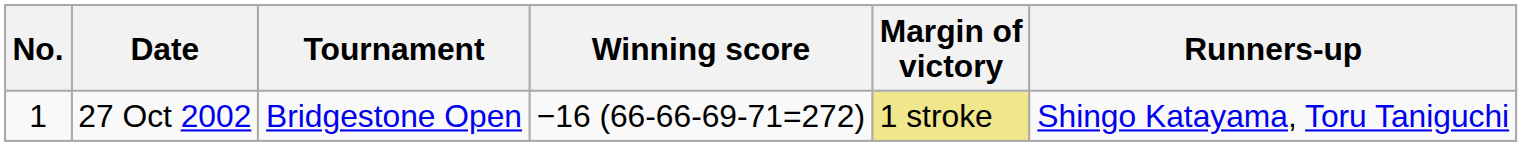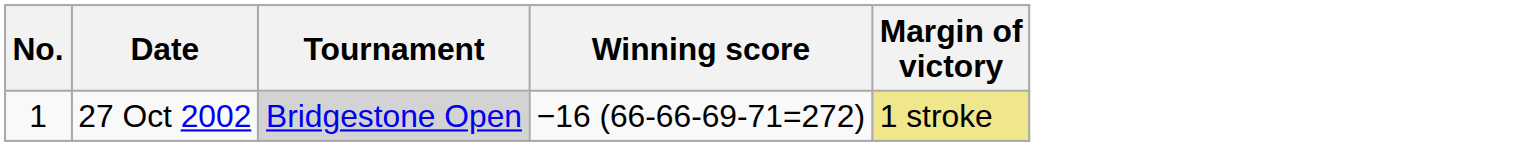- column: (1273, 48)
(394, 116) no background -> (394, 116) lightgrey background
